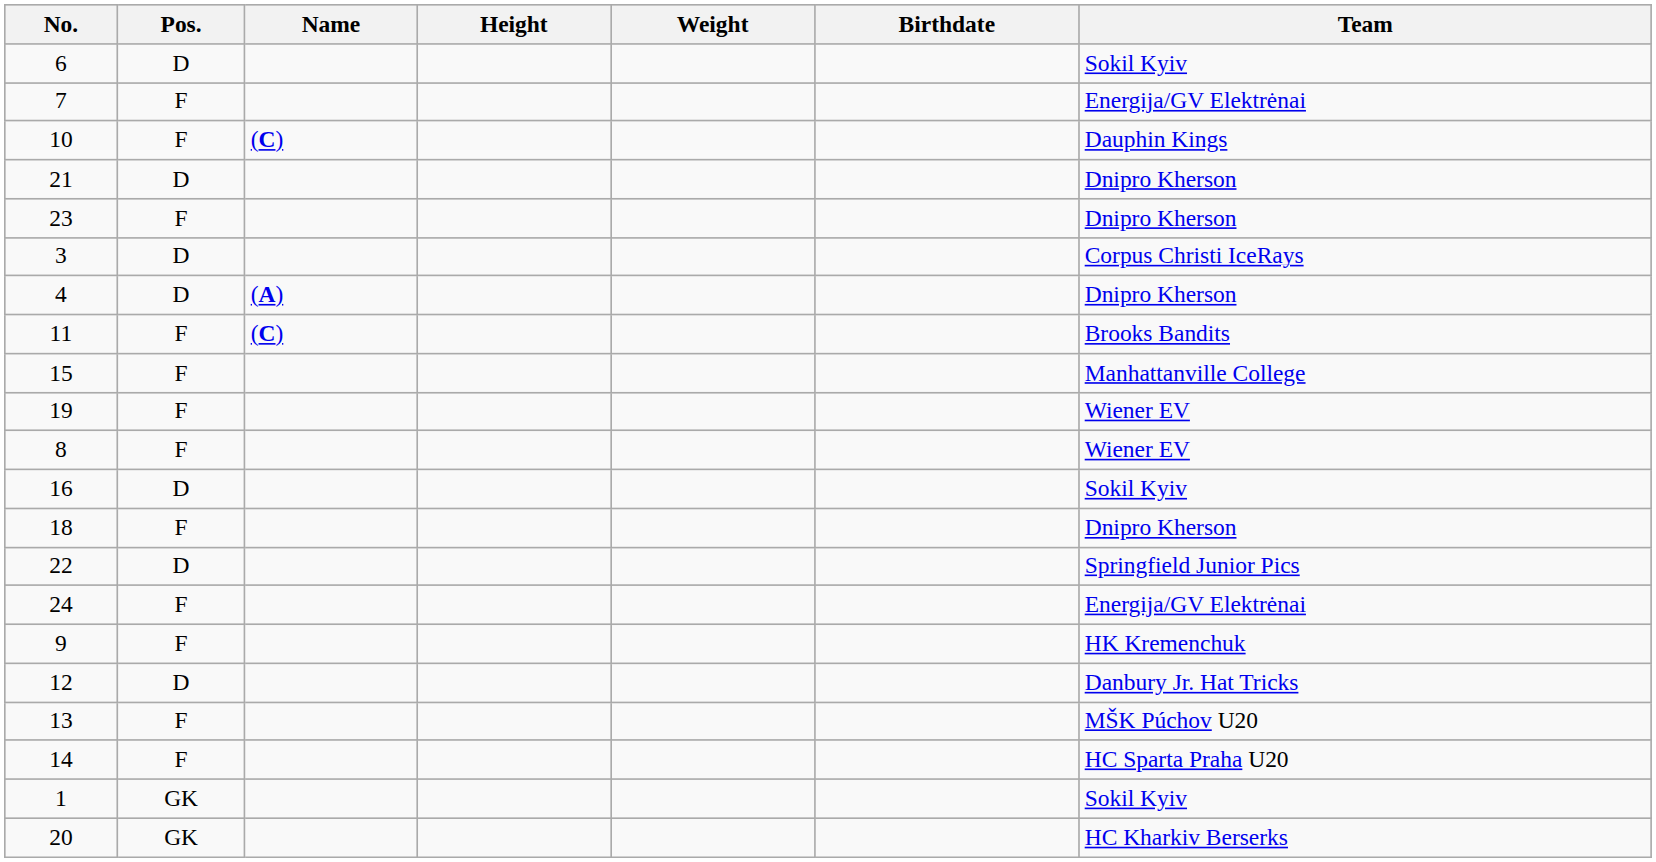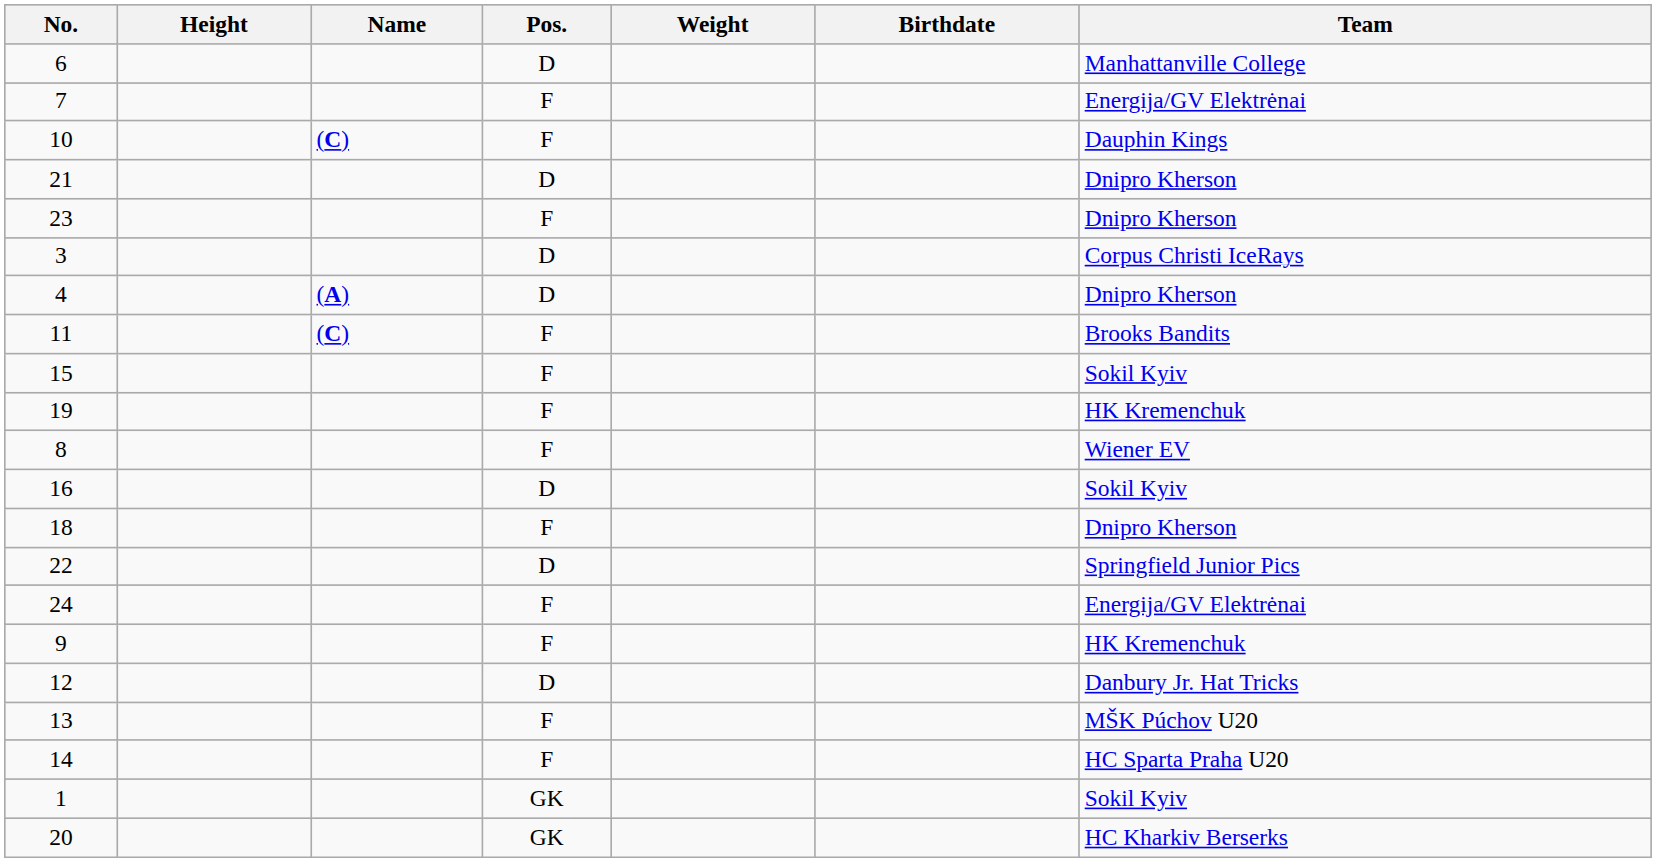columns swapped: (181, 24) <-> (514, 24)
(1136, 62) Sokil Kyiv -> (1195, 62) Manhattanville College
(1195, 372) Manhattanville College -> (1136, 372) Sokil Kyiv
(1137, 411) Wiener EV -> (1165, 411) HK Kremenchuk
